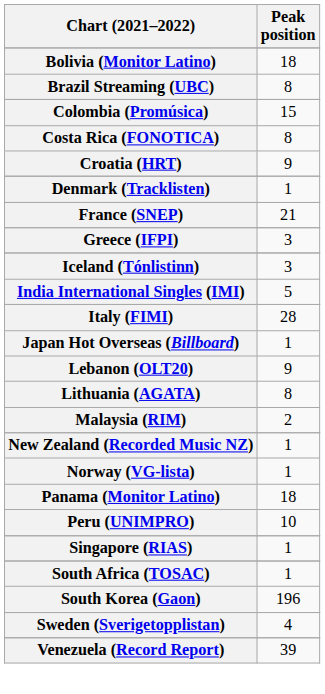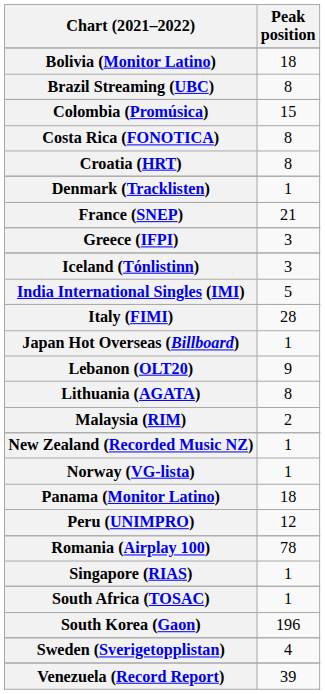(288, 163) 9 -> (288, 163) 8
(288, 522) 10 -> (288, 522) 12
+ row: (131, 548)
